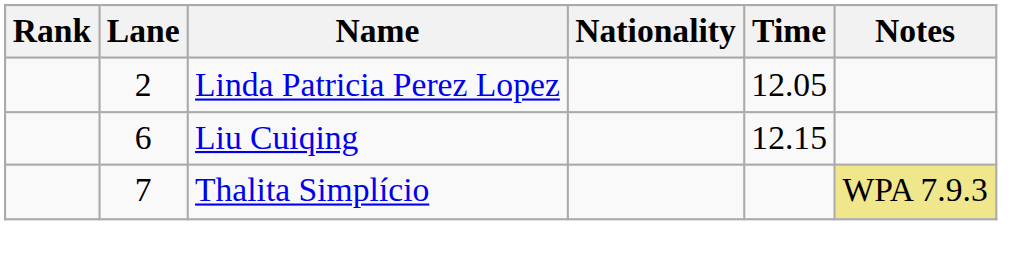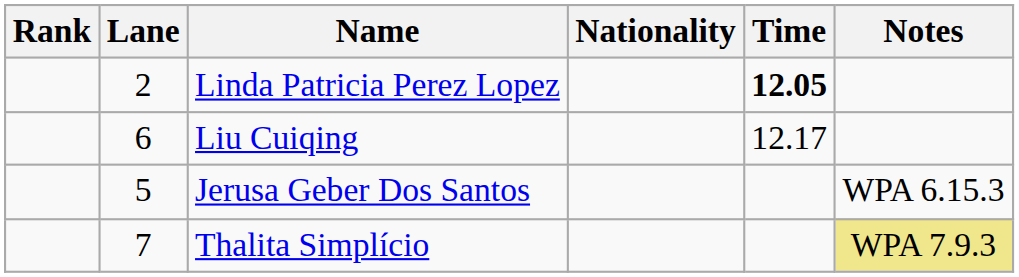(789, 84) normal -> (789, 84) bold
(789, 137) 12.15 -> (789, 137) 12.17
+ row: (363, 191)
